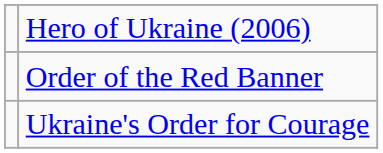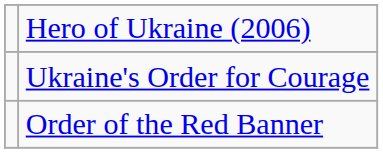rows swapped: (198, 123) <-> (174, 76)
